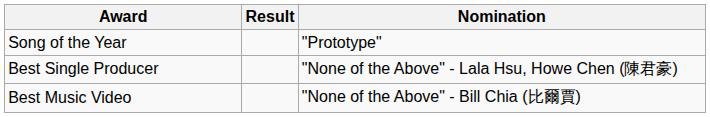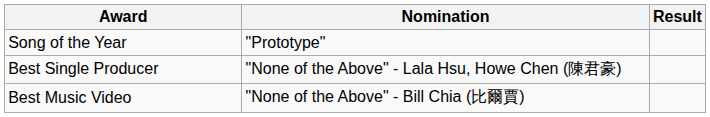columns swapped: (502, 17) <-> (270, 17)
